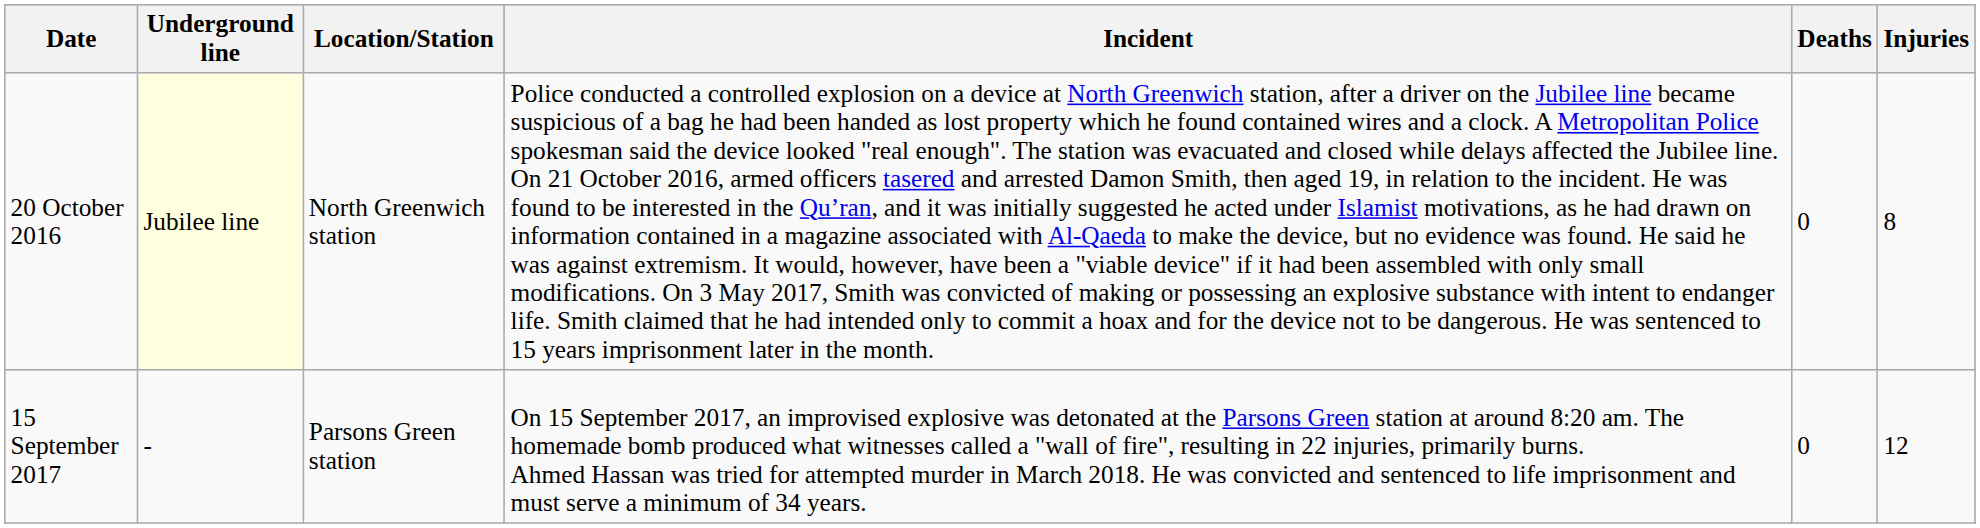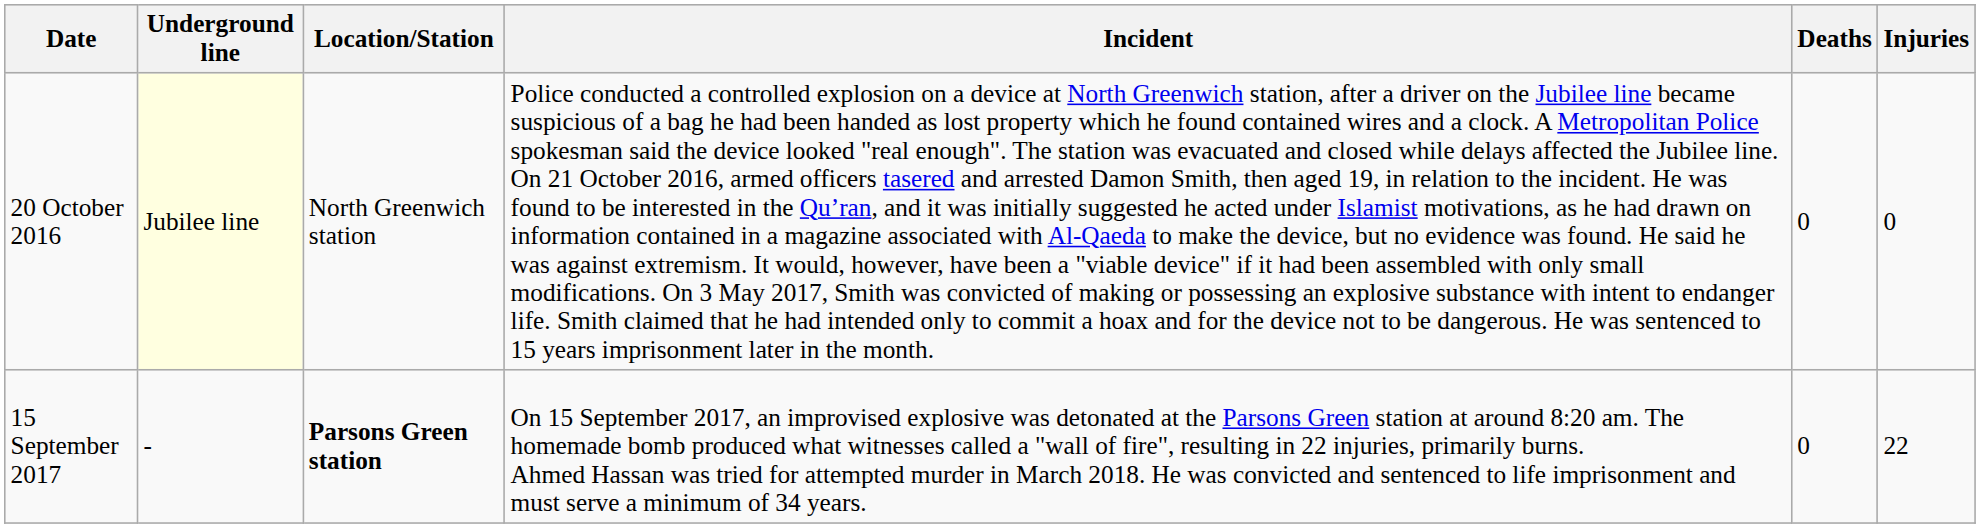(1890, 221) 8 -> (1890, 221) 0
(382, 446) normal -> (388, 446) bold
(1896, 446) 12 -> (1896, 446) 22
